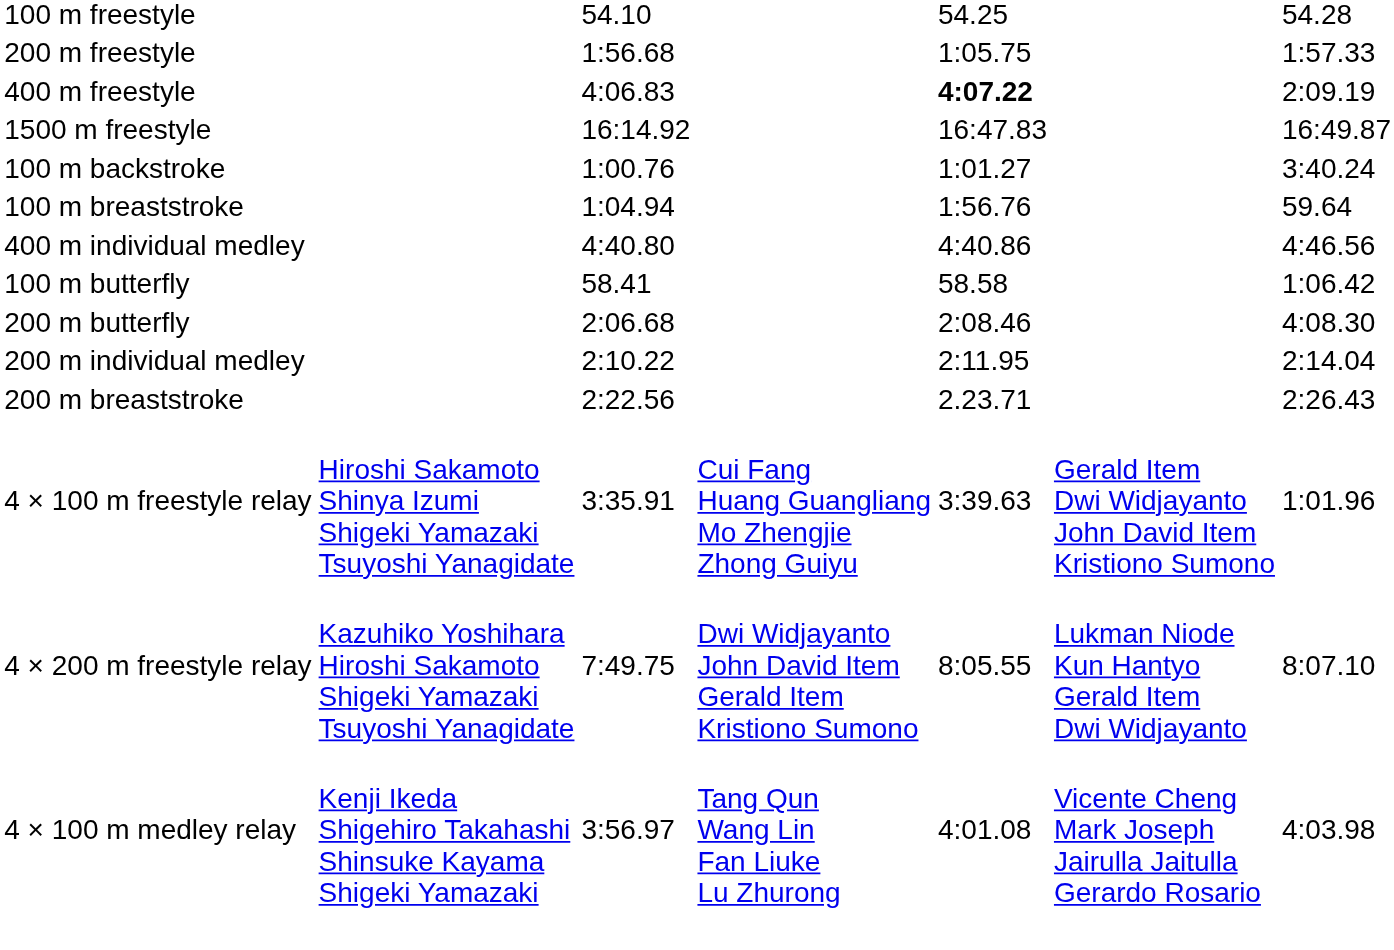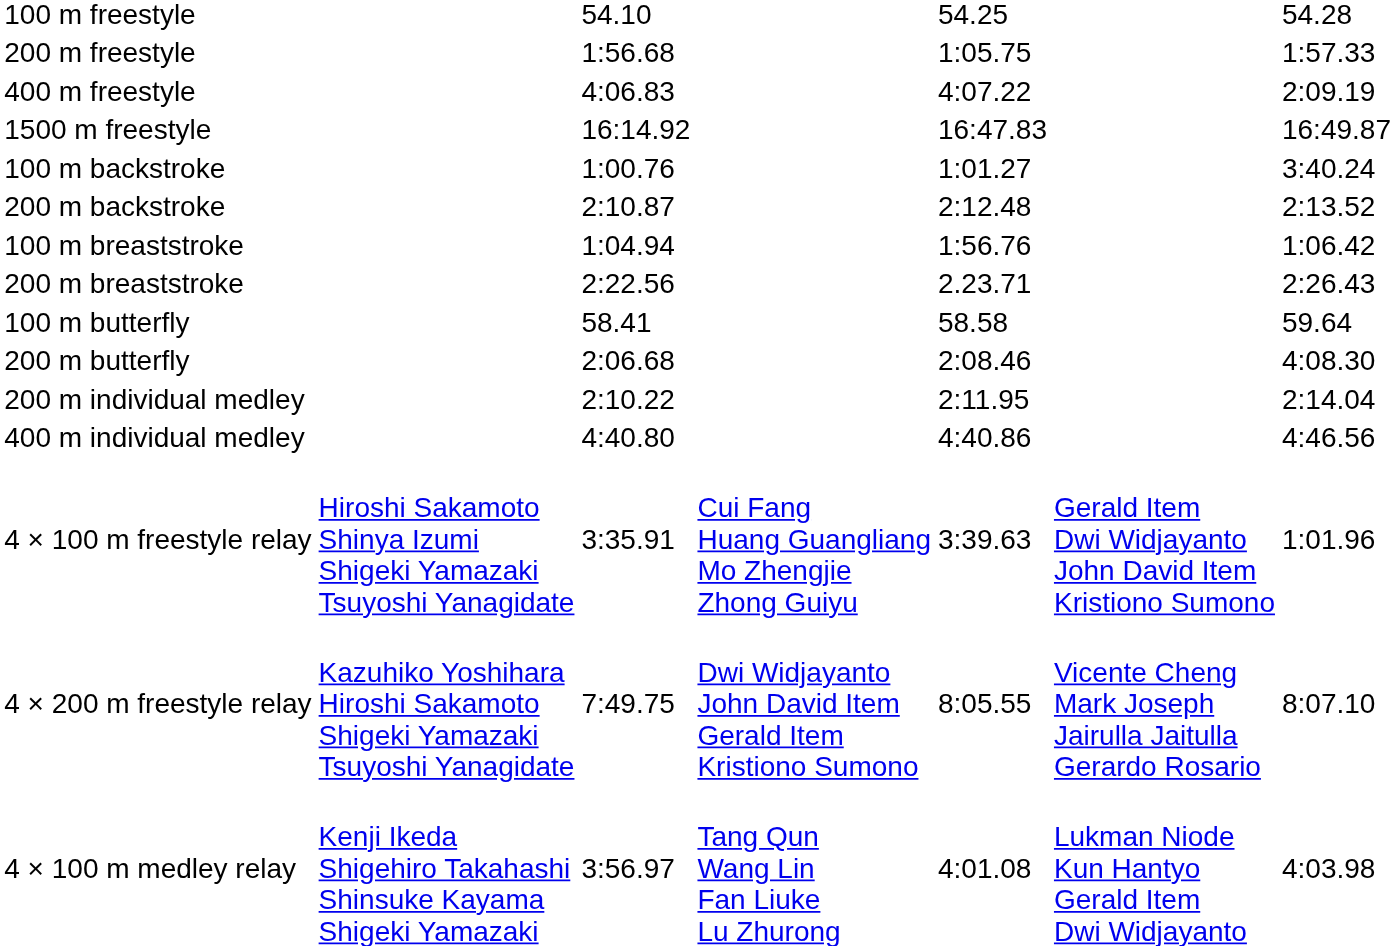(985, 91) bold -> (985, 91) normal
+ row: (115, 207)
(1317, 207) 59.64 -> (1329, 245) 1:06.42
rows swapped: (124, 399) <-> (154, 245)
(1329, 284) 1:06.42 -> (1317, 322) 59.64
(1150, 681) Lukman Niode Kun Hantyo Gerald Item Dwi Widjayanto -> (1157, 719) Vicente Cheng Mark Joseph Jairulla Jaitulla Gerardo Rosario
(1157, 845) Vicente Cheng Mark Joseph Jairulla Jaitulla Gerardo Rosario -> (1150, 884) Lukman Niode Kun Hantyo Gerald Item Dwi Widjayanto
